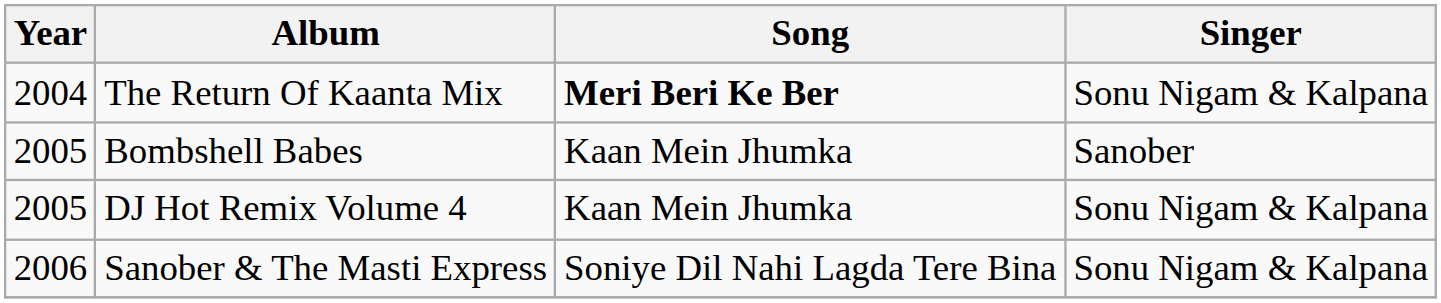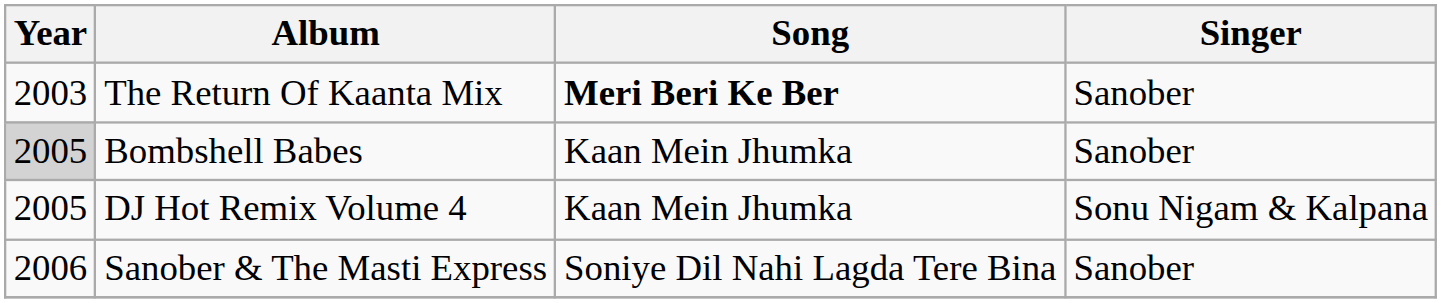(50, 92) 2004 -> (50, 92) 2003
(1251, 92) Sonu Nigam & Kalpana -> (1134, 92) Sanober
(50, 150) no background -> (50, 150) lightgrey background
(1251, 267) Sonu Nigam & Kalpana -> (1134, 267) Sanober
